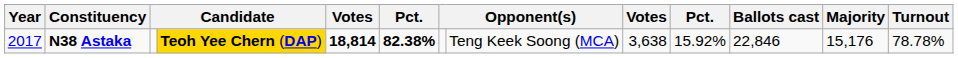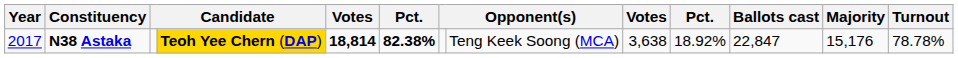(700, 41) 15.92% -> (700, 41) 18.92%
(757, 41) 22,846 -> (757, 41) 22,847
